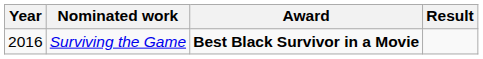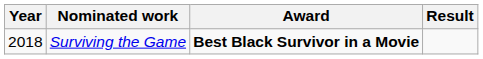(25, 41) 2016 -> (25, 41) 2018
